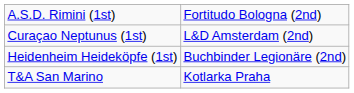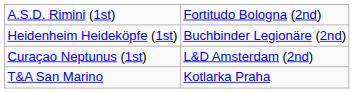rows swapped: (77, 35) <-> (92, 56)
